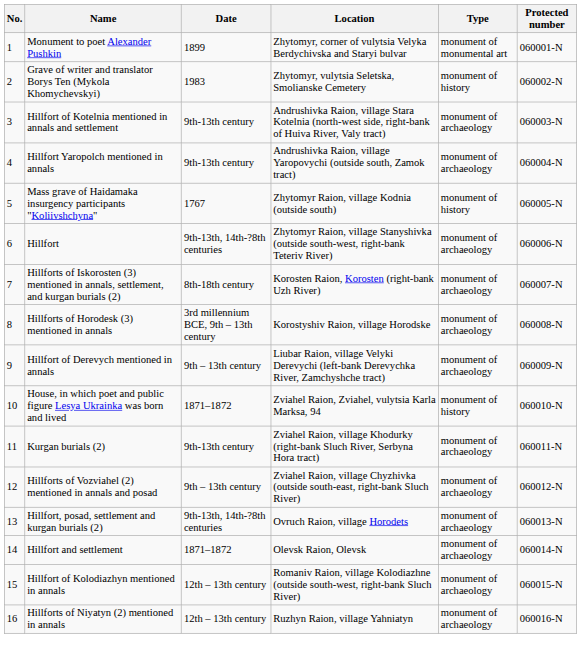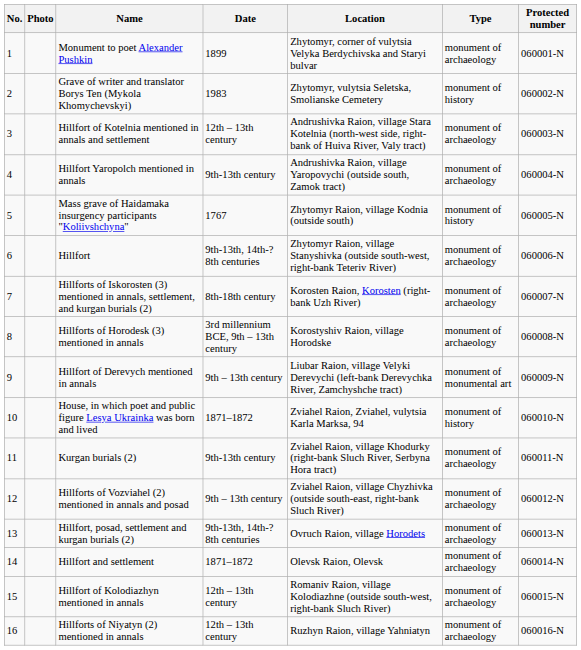+ column: (40, 18)
(474, 47) monument of monumental art -> (473, 53) monument of archaeology
(219, 122) 9th-13th century -> (229, 134) 12th – 13th century
(469, 365) monument of archaeology -> (478, 377) monument of monumental art
